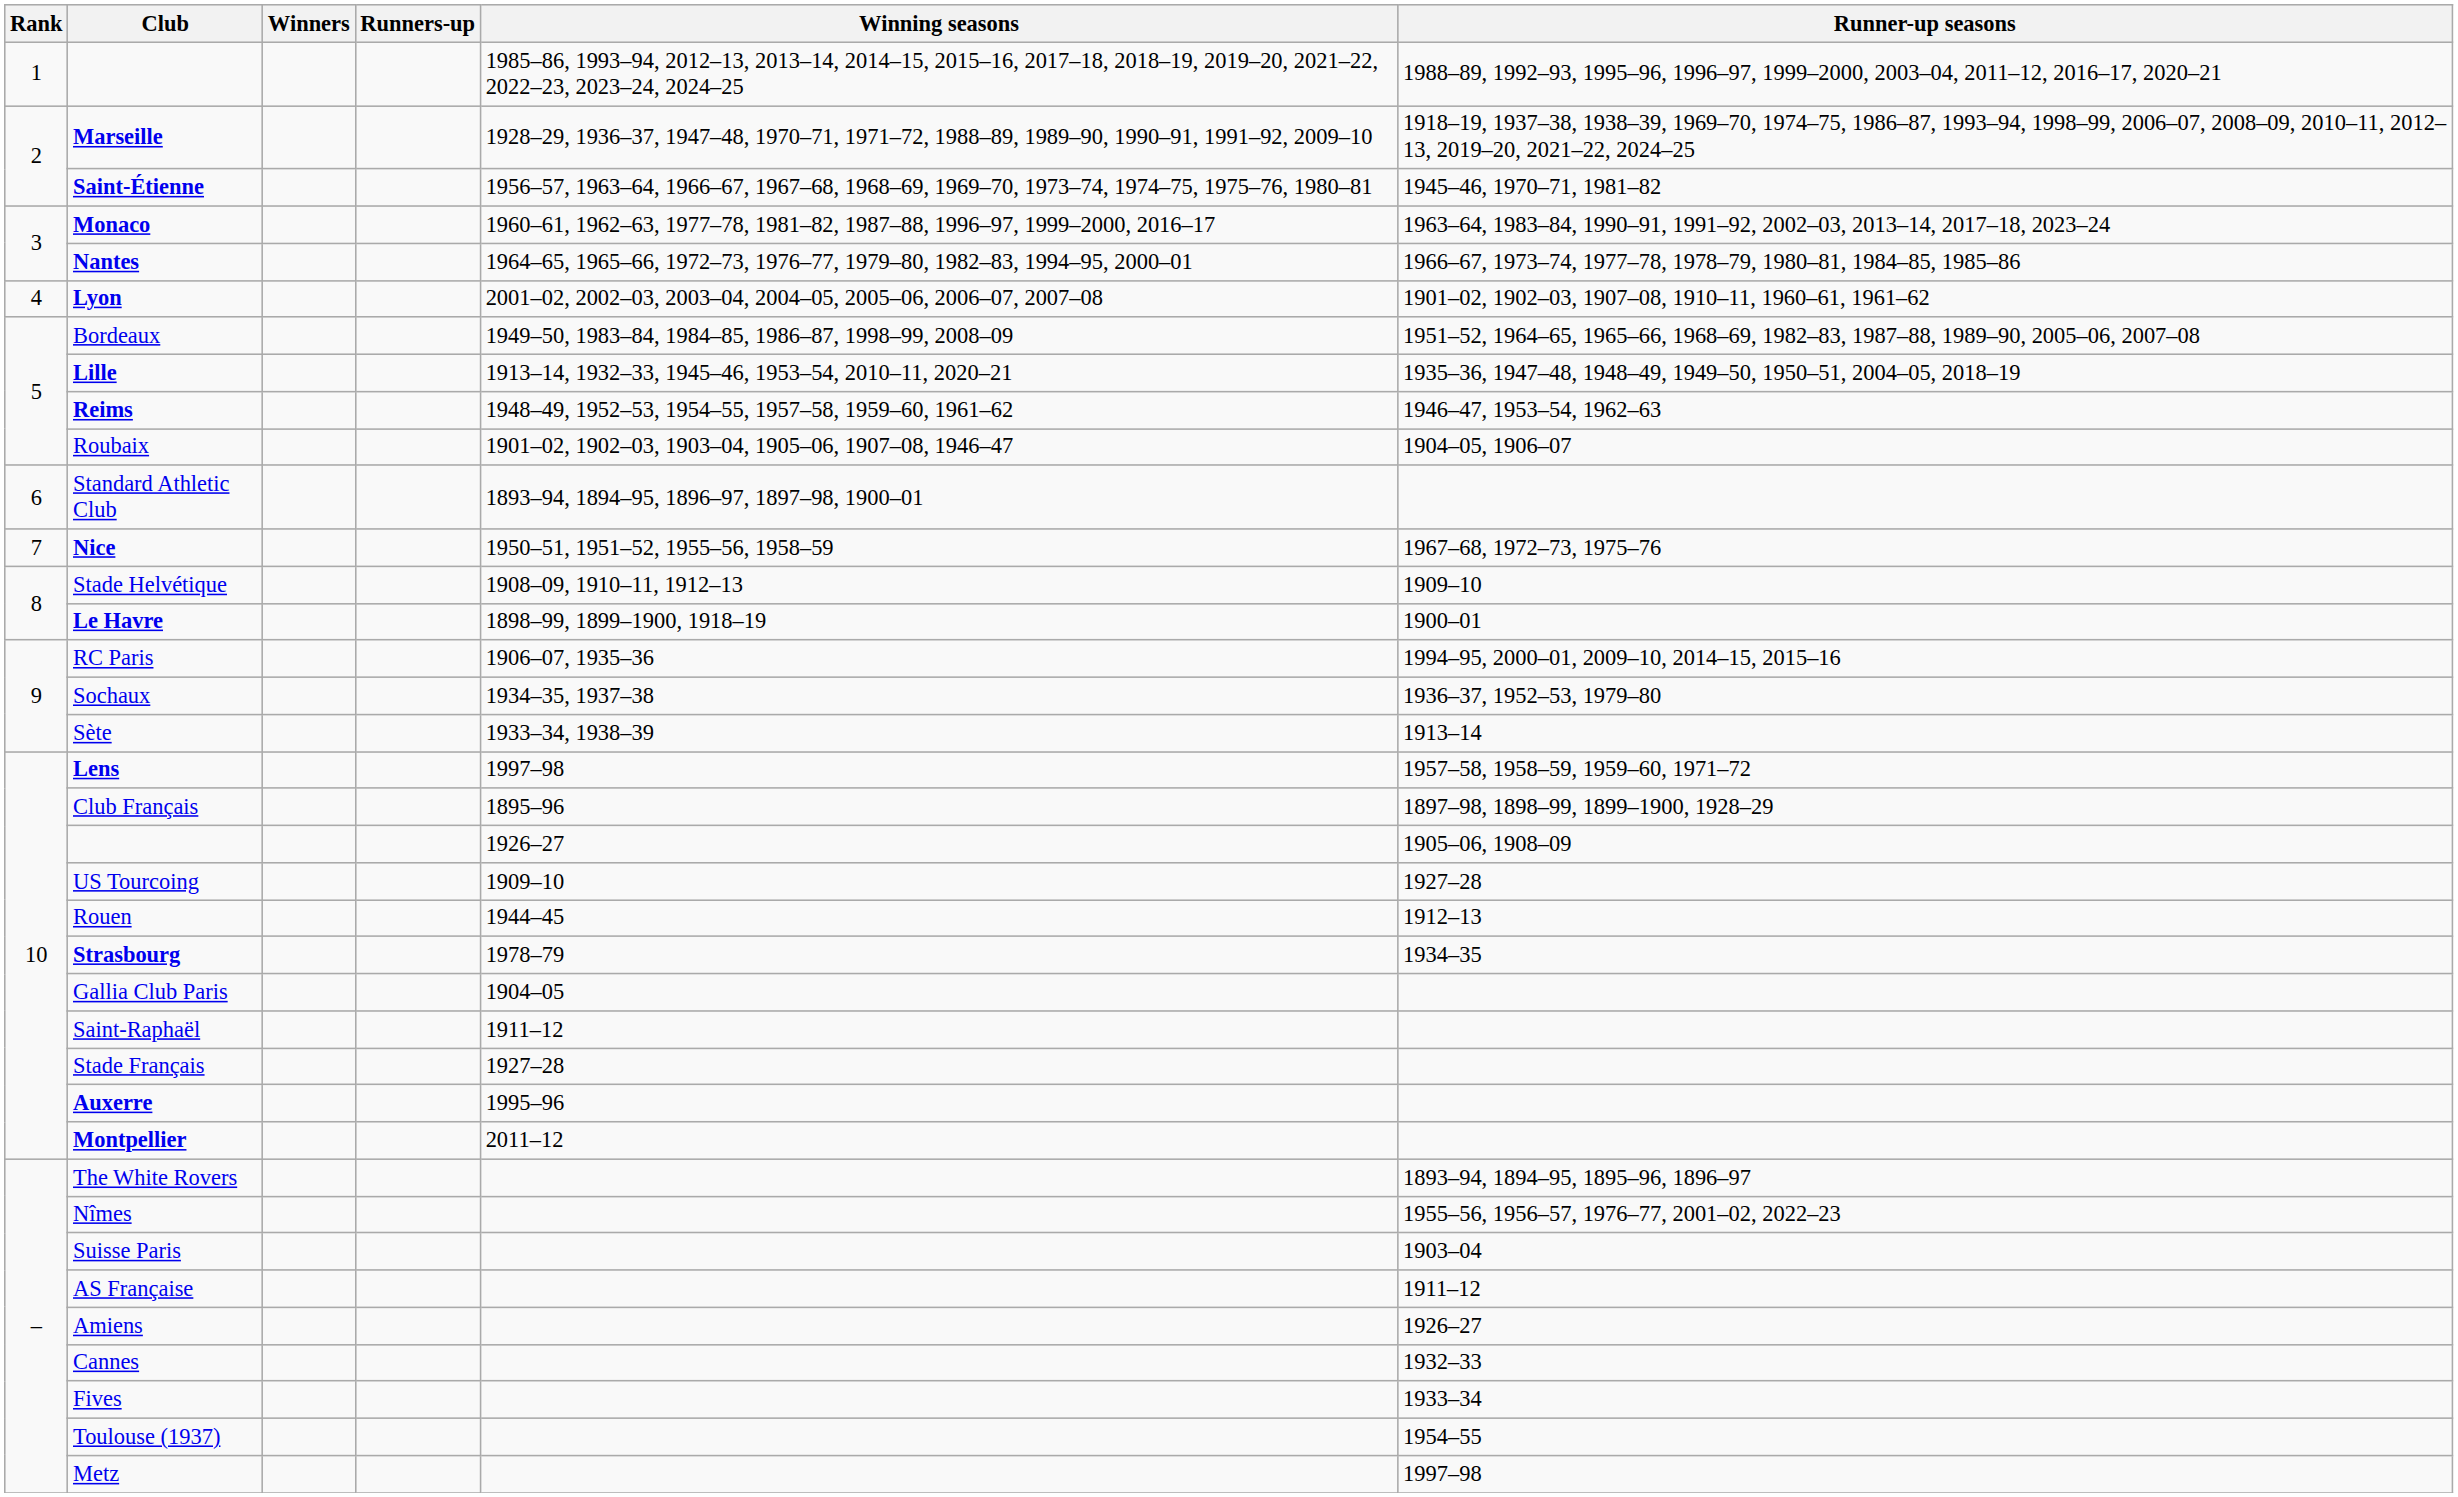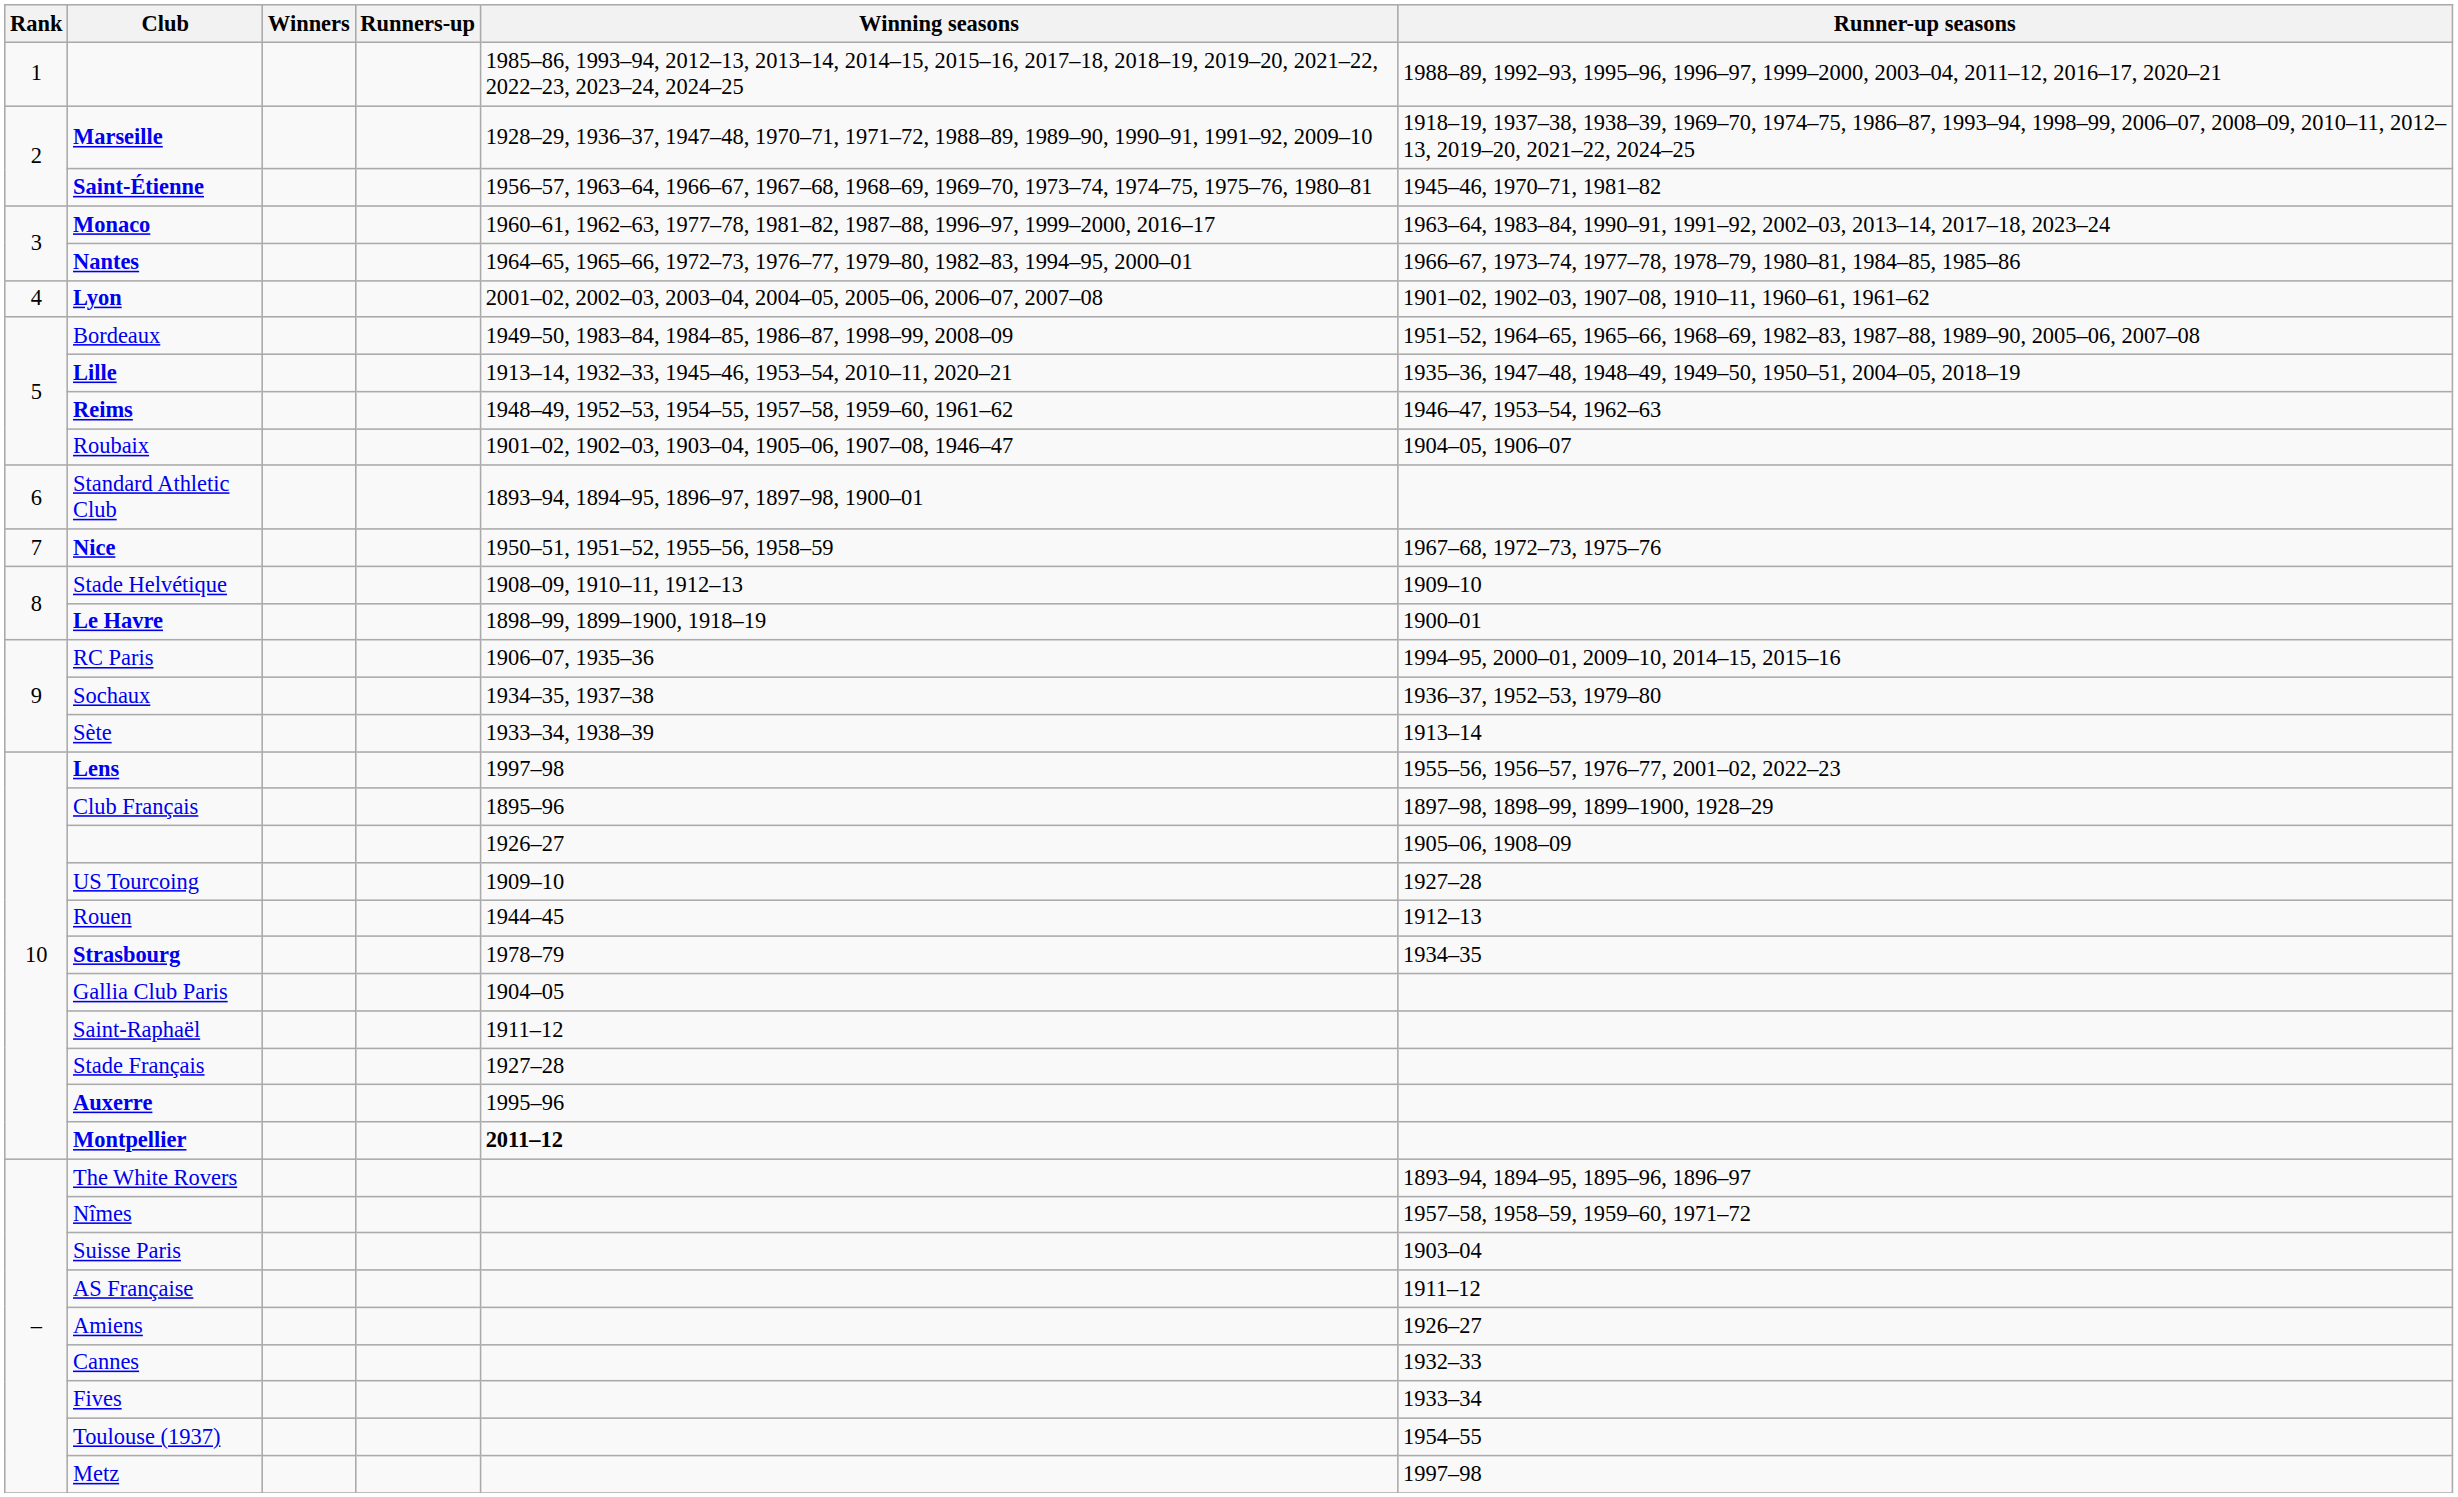(1577, 769) 1957–58, 1958–59, 1959–60, 1971–72 -> (1622, 769) 1955–56, 1956–57, 1976–77, 2001–02, 2022–23
(525, 1140) normal -> (524, 1140) bold
(1622, 1214) 1955–56, 1956–57, 1976–77, 2001–02, 2022–23 -> (1577, 1214) 1957–58, 1958–59, 1959–60, 1971–72
